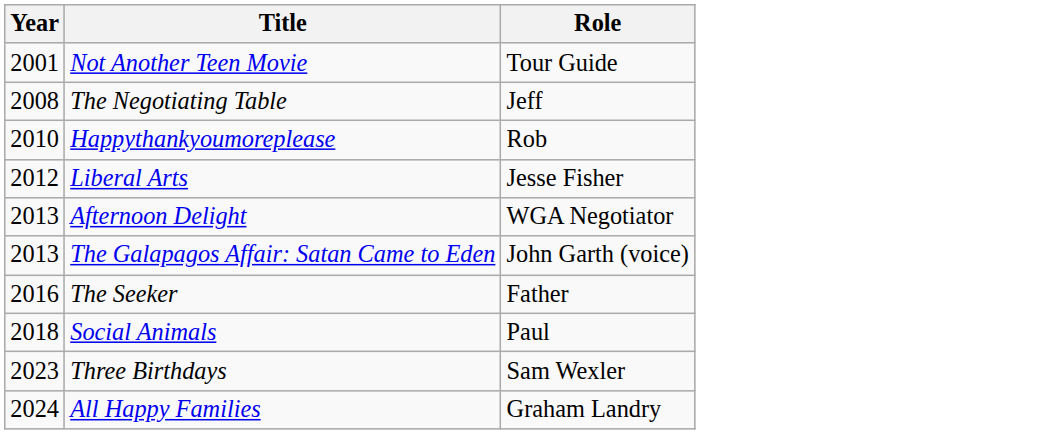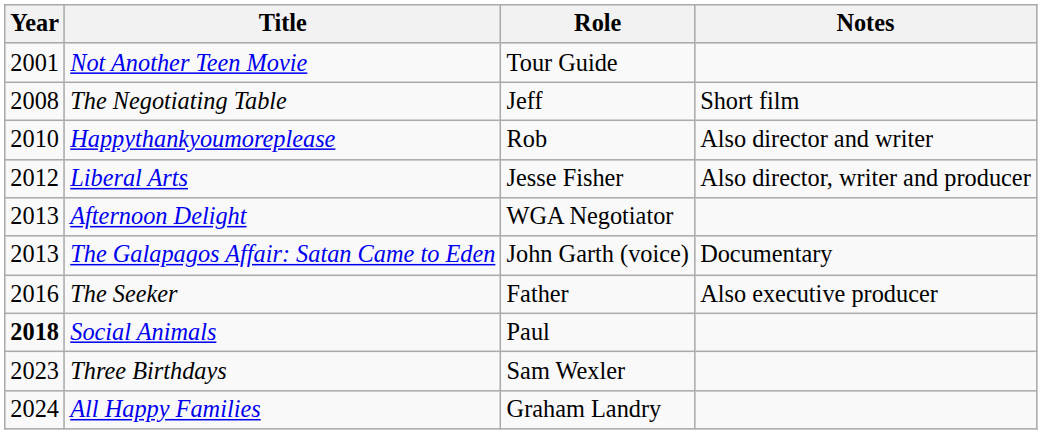+ column: (865, 23)
(35, 332) normal -> (35, 332) bold
